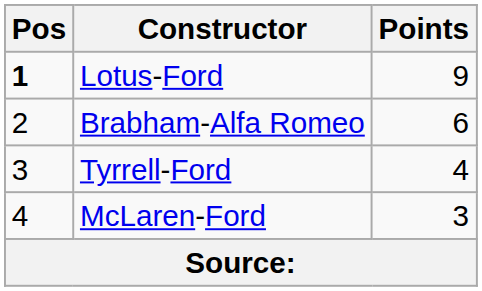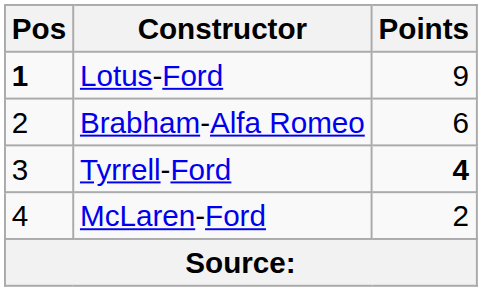(461, 169) normal -> (461, 169) bold
(461, 216) 3 -> (461, 216) 2
